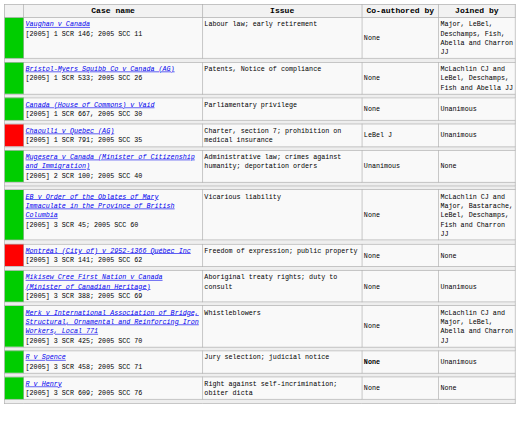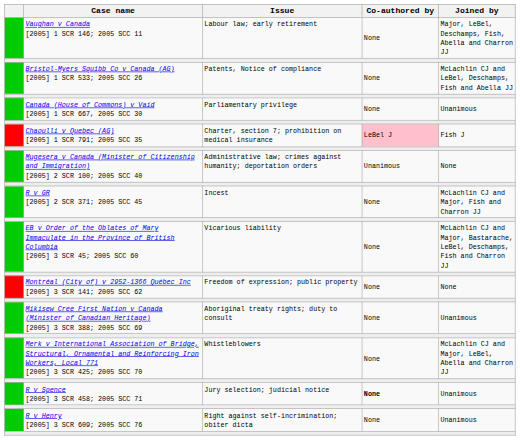(378, 136) no background -> (378, 136) pink background
(459, 136) Unanimous -> (453, 136) Fish J
+ row: (84, 198)
(449, 389) None -> (459, 420) Unanimous
